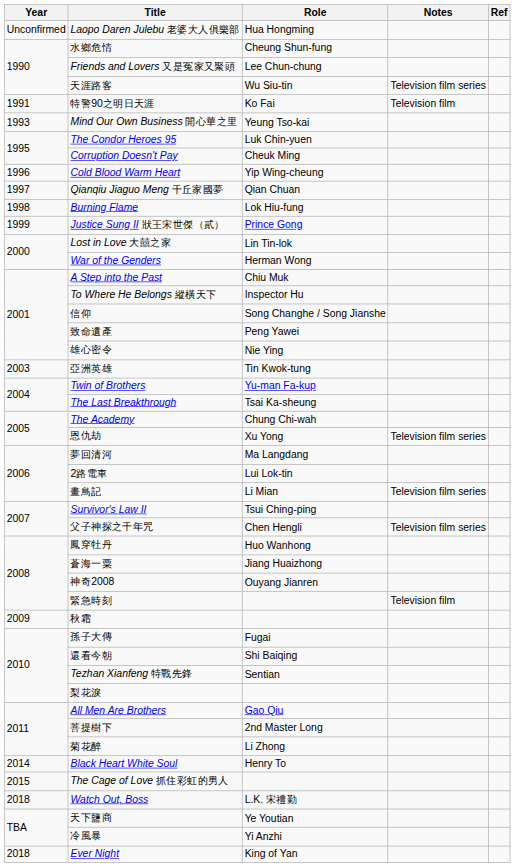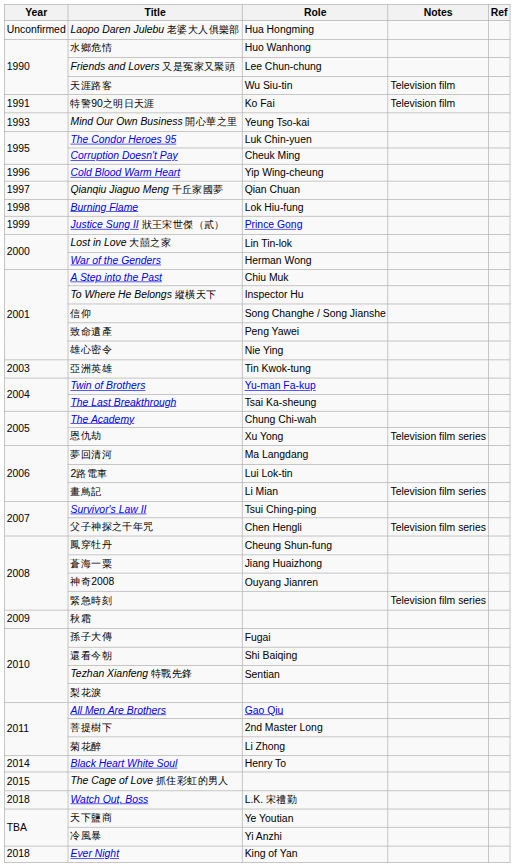(288, 48) Cheung Shun-fung -> (278, 48) Huo Wanhong
(438, 85) Television film series -> (423, 85) Television film
(278, 545) Huo Wanhong -> (288, 545) Cheung Shun-fung
(423, 600) Television film -> (438, 600) Television film series
